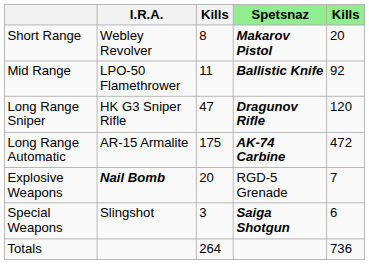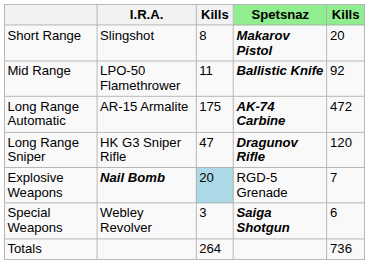(126, 43) Webley Revolver -> (127, 35) Slingshot
rows swapped: (43, 149) <-> (43, 114)
(206, 177) no background -> (206, 177) lightblue background
(127, 213) Slingshot -> (126, 220) Webley Revolver
